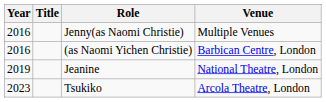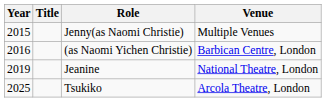(19, 32) 2016 -> (19, 32) 2015
(19, 87) 2023 -> (19, 87) 2025
